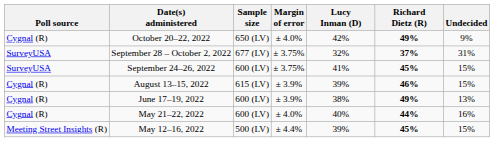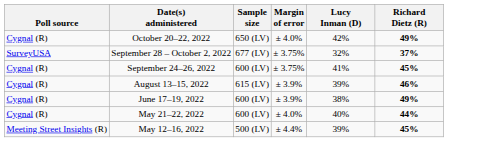- column: (466, 23)
(29, 68) SurveyUSA -> (27, 68) Cygnal (R)
